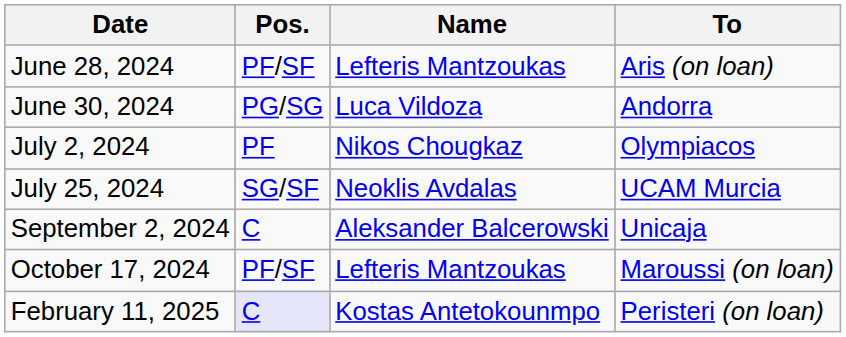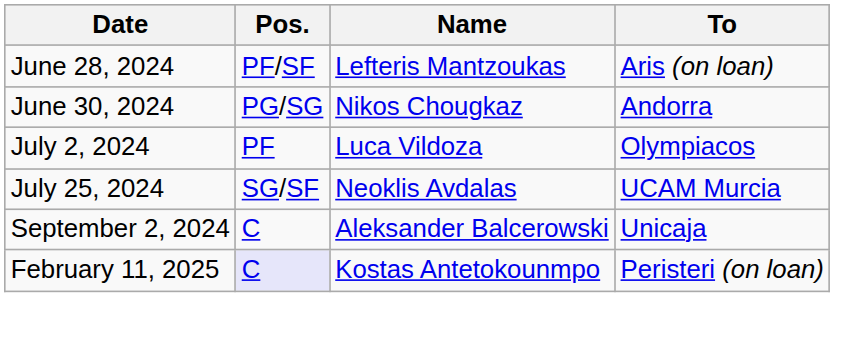(409, 106) Luca Vildoza -> (429, 106) Nikos Chougkaz
(429, 147) Nikos Chougkaz -> (409, 147) Luca Vildoza
- row: (110, 270)
